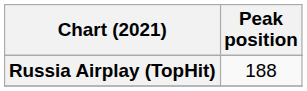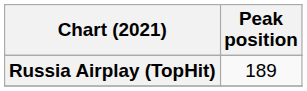(261, 70) 188 -> (261, 70) 189
